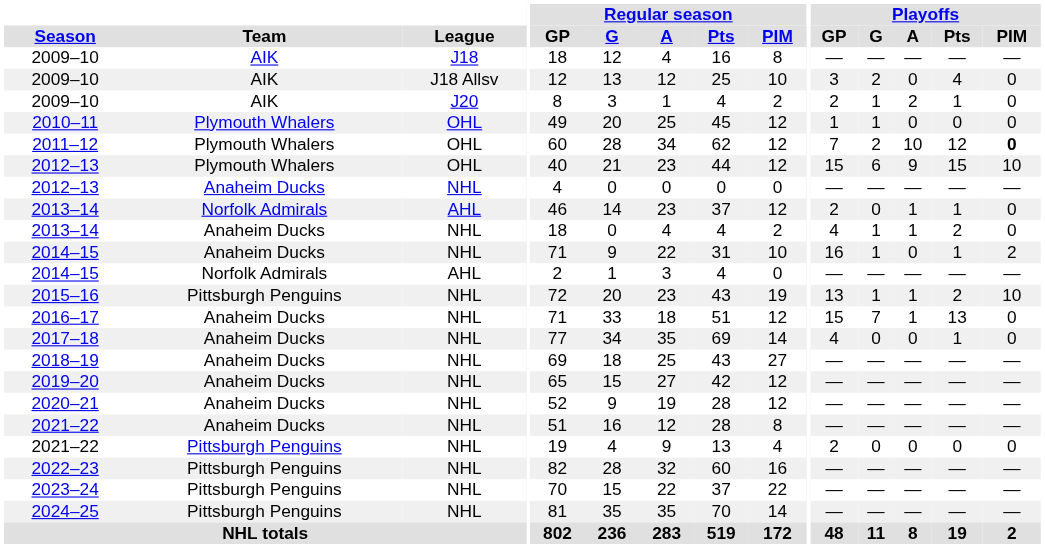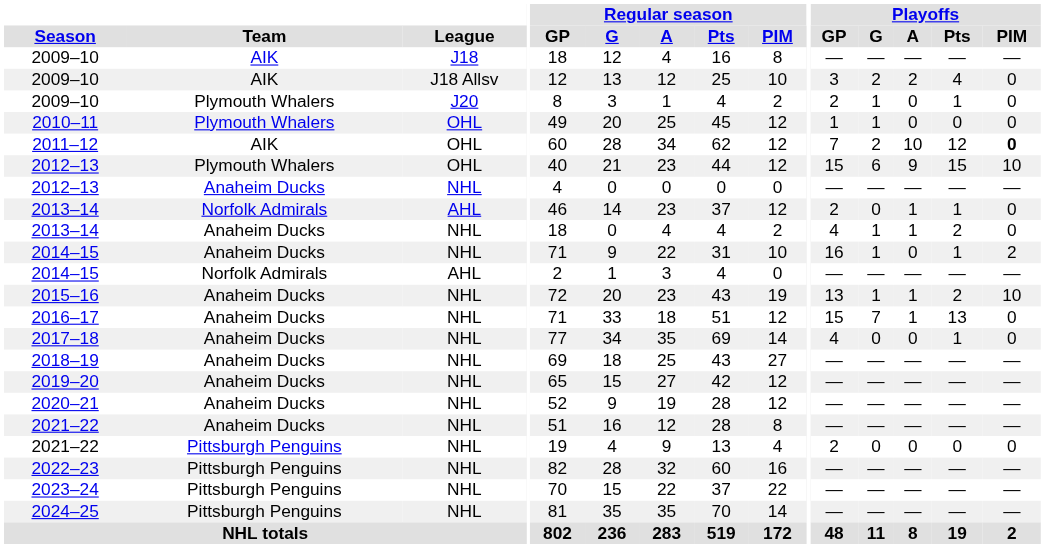(913, 79) 0 -> (913, 79) 2
(264, 101) AIK -> (264, 101) Plymouth Whalers
(913, 101) 2 -> (913, 101) 0
(264, 144) Plymouth Whalers -> (264, 144) AIK
(264, 295) Pittsburgh Penguins -> (264, 295) Anaheim Ducks
